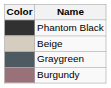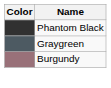- row: (50, 43)
